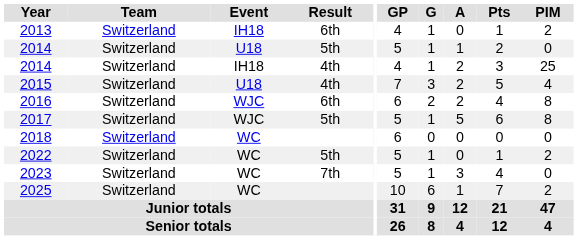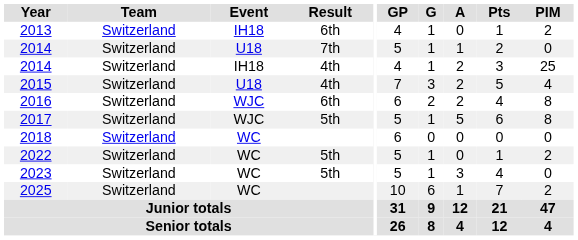(330, 48) 5th -> (330, 48) 7th
(330, 173) 7th -> (330, 173) 5th
